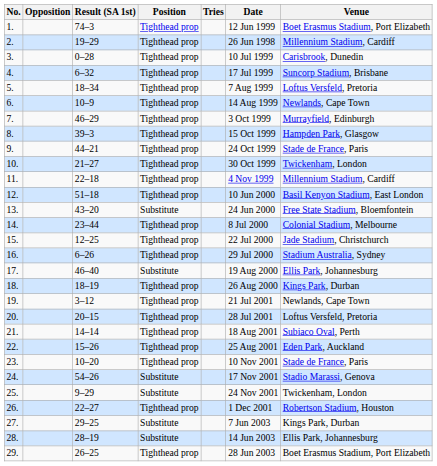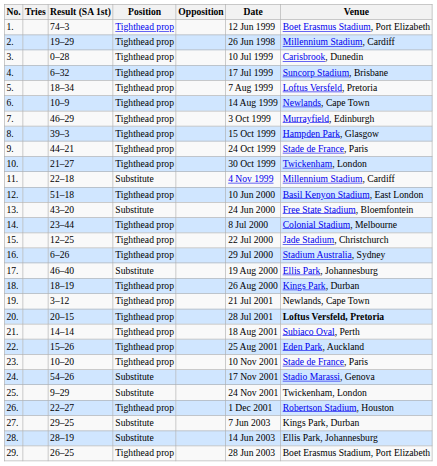columns swapped: (48, 12) <-> (213, 12)
(169, 179) Tighthead prop -> (135, 179) Substitute
(330, 316) normal -> (333, 316) bold
